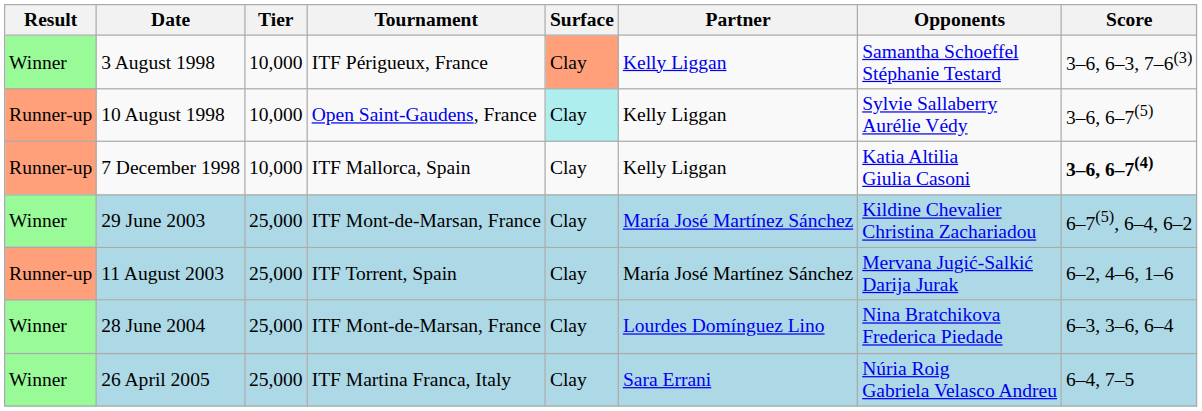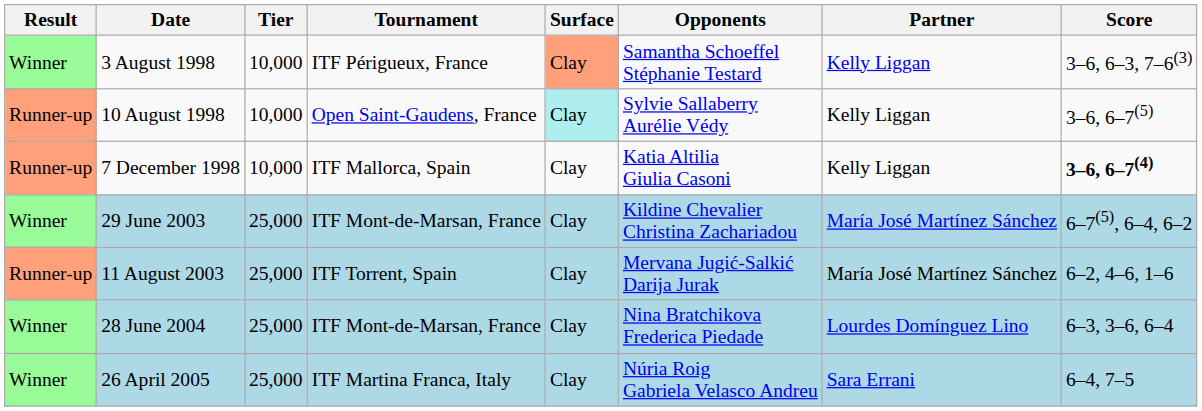columns swapped: (738, 19) <-> (960, 19)
